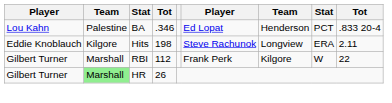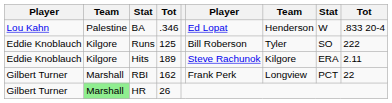(324, 28) PCT -> (323, 28) W
+ row: (143, 43)
(163, 43) 198 -> (168, 59) 189
(282, 43) Longview -> (281, 59) Kilgore
(163, 59) 112 -> (168, 75) 162
(276, 59) Kilgore -> (286, 75) Longview
(318, 59) W -> (328, 75) PCT
